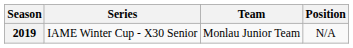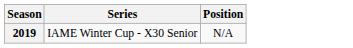- column: (252, 13)
